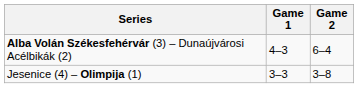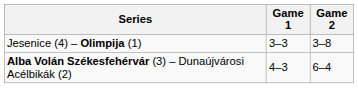rows swapped: (74, 74) <-> (125, 50)
